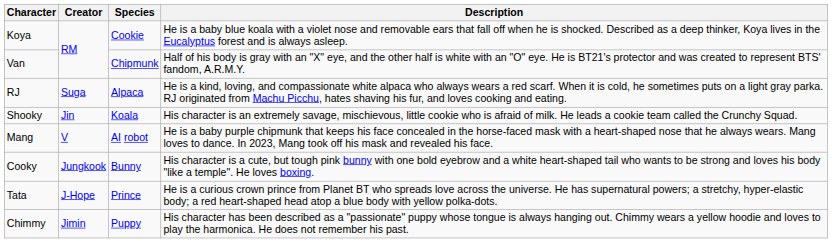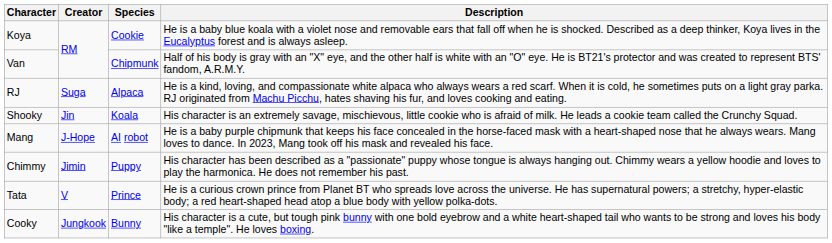(64, 138) V -> (78, 138) J-Hope
rows swapped: (26, 224) <-> (22, 166)
(78, 195) J-Hope -> (64, 195) V
